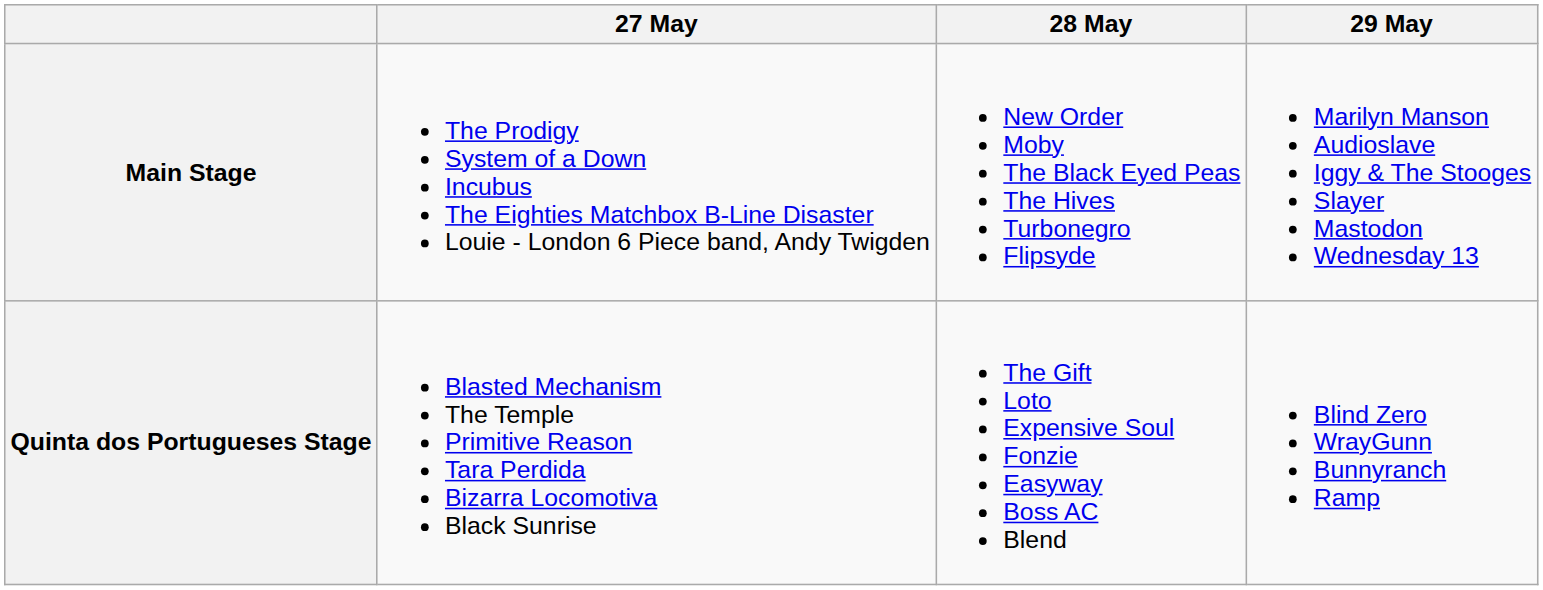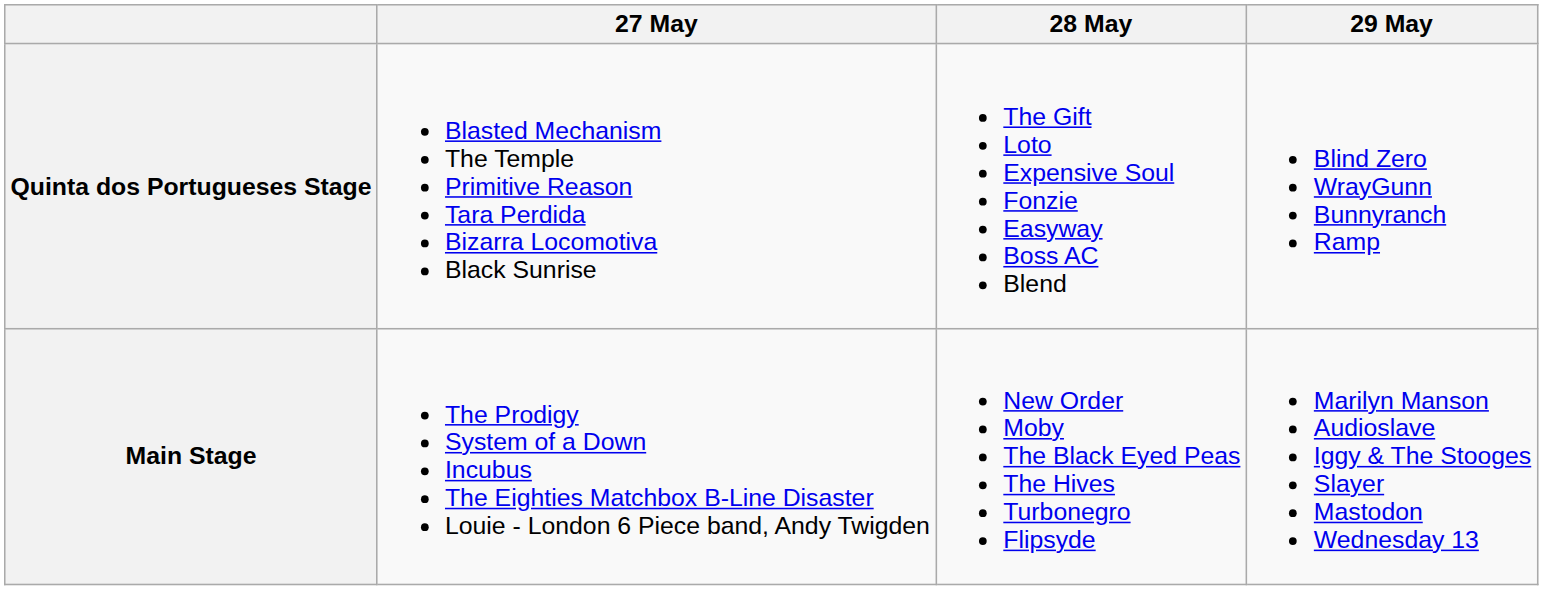rows swapped: (191, 171) <-> (191, 442)
